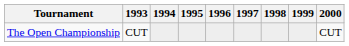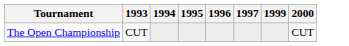- column: (275, 13)
